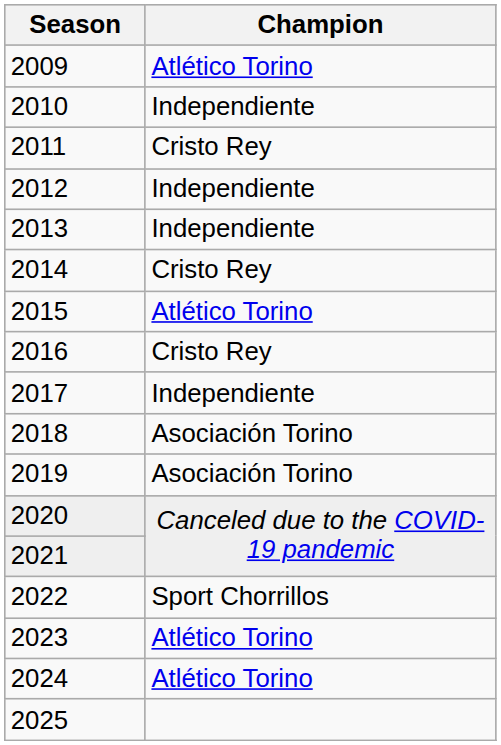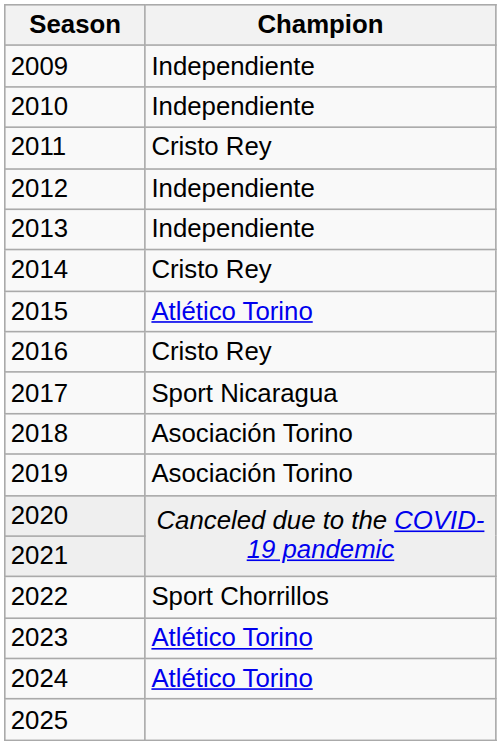(232, 65) Atlético Torino -> (233, 65) Independiente
(233, 392) Independiente -> (244, 392) Sport Nicaragua
